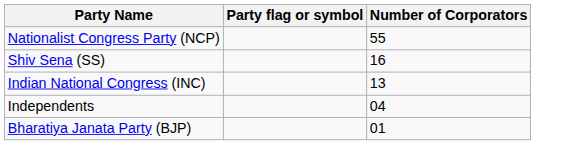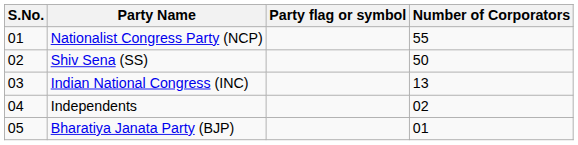+ column: (26, 15)
(378, 60) 16 -> (421, 60) 50
(378, 106) 04 -> (421, 106) 02
